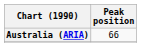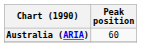(114, 35) 66 -> (114, 35) 60
